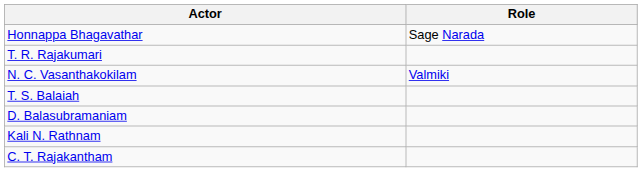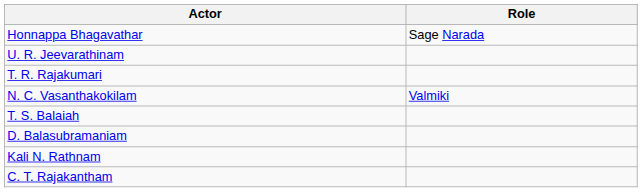+ row: (66, 55)
